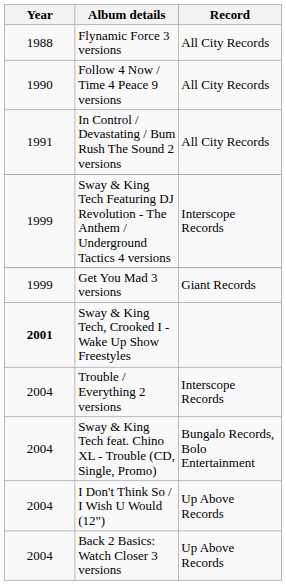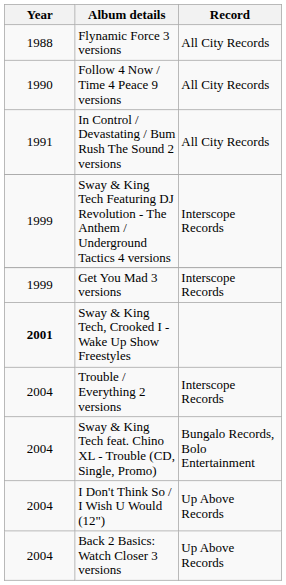(219, 285) Giant Records -> (208, 285) Interscope Records
